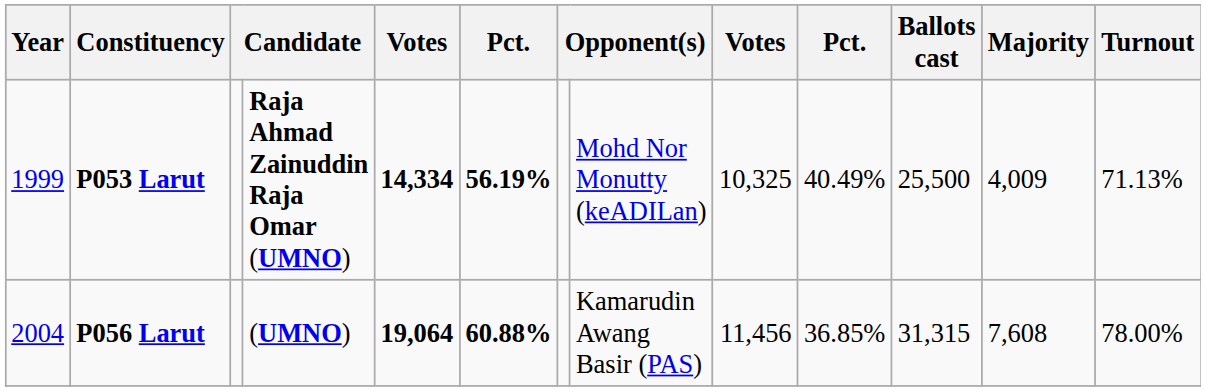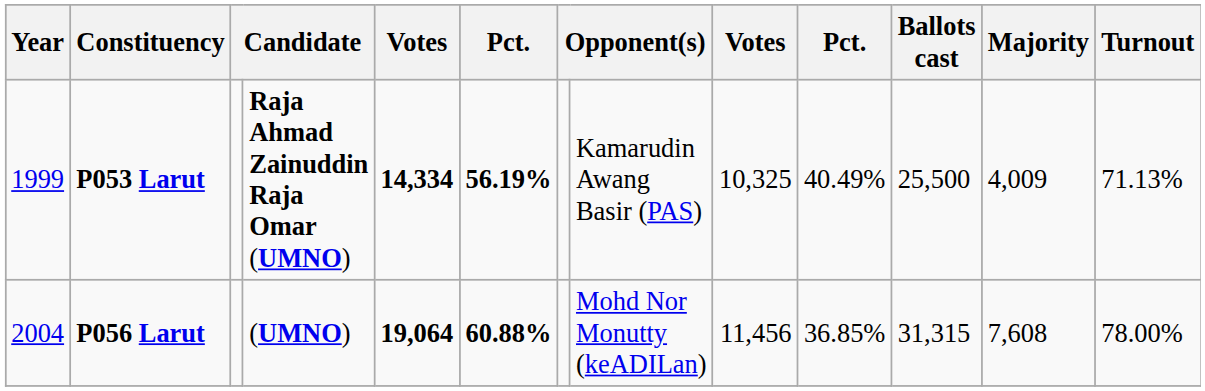(641, 179) Mohd Nor Monutty (keADILan) -> (639, 179) Kamarudin Awang Basir (PAS)
(639, 332) Kamarudin Awang Basir (PAS) -> (641, 332) Mohd Nor Monutty (keADILan)
